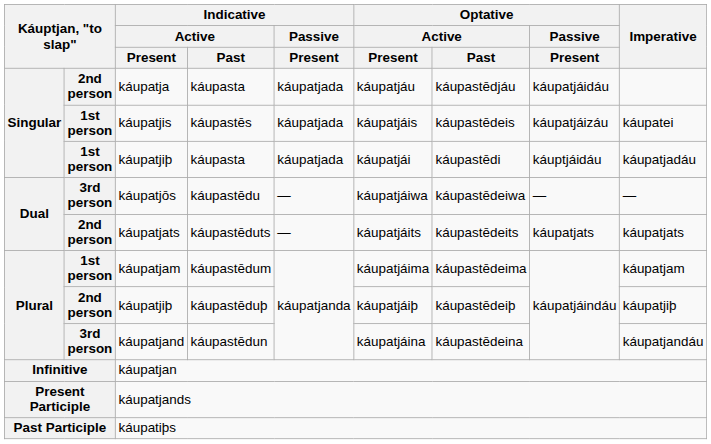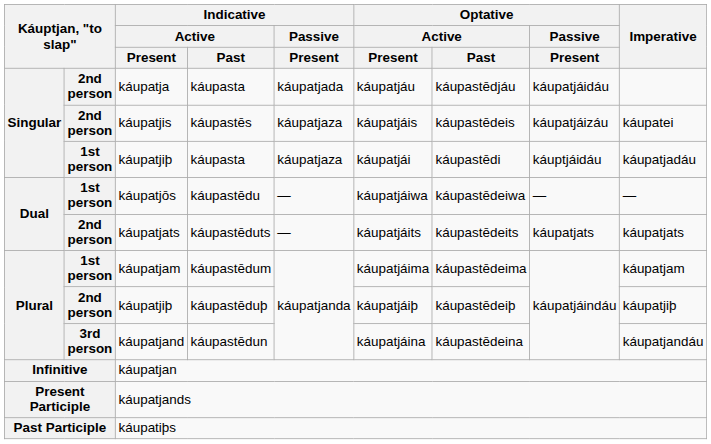(90, 123) 1st person -> (90, 123) 2nd person
(310, 123) káupatjada -> (310, 123) káupatjaza
(310, 159) káupatjada -> (310, 159) káupatjaza
(90, 195) 3rd person -> (90, 195) 1st person
